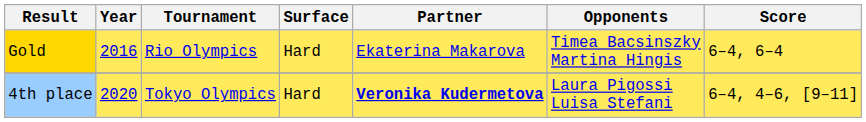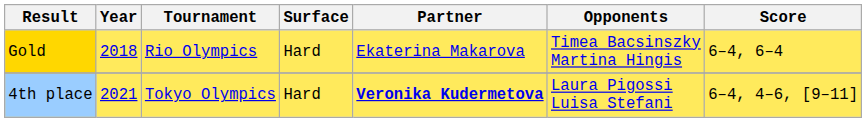(119, 52) 2016 -> (119, 52) 2018
(119, 95) 2020 -> (119, 95) 2021
